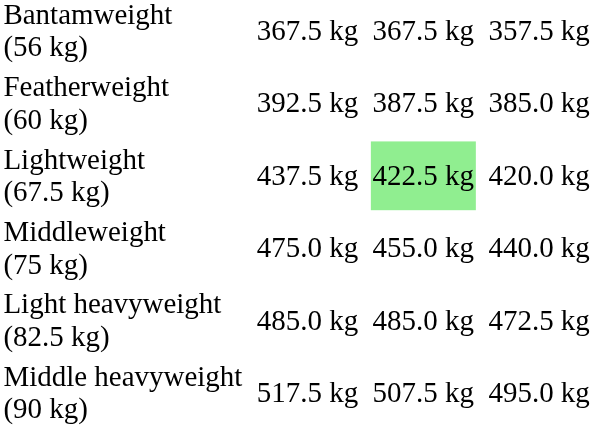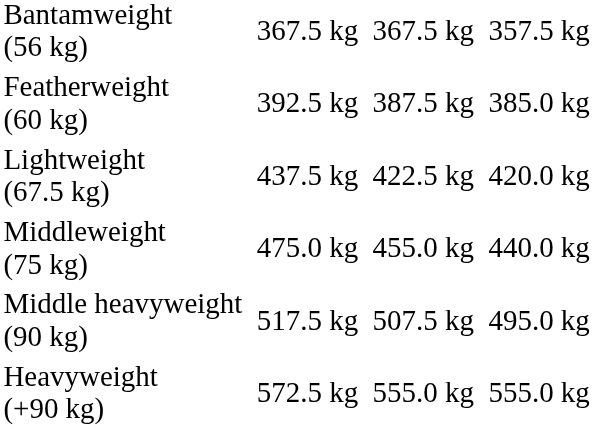(423, 175) lightgreen background -> (423, 175) no background
- row: (112, 320)
+ row: (81, 392)
